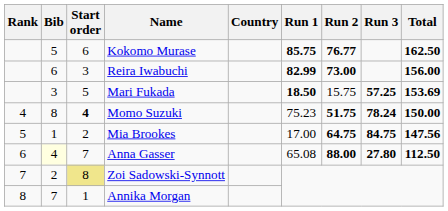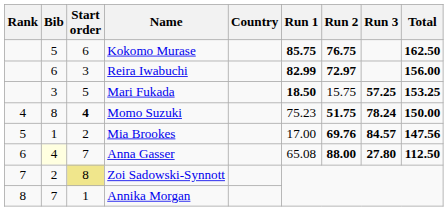(341, 50) 76.77 -> (341, 50) 76.75
(341, 71) 73.00 -> (341, 71) 72.97
(422, 92) 153.69 -> (422, 92) 153.25
(341, 133) 64.75 -> (341, 133) 69.76
(381, 133) 84.75 -> (381, 133) 84.57
